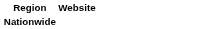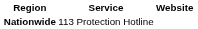+ column: (106, 8)
